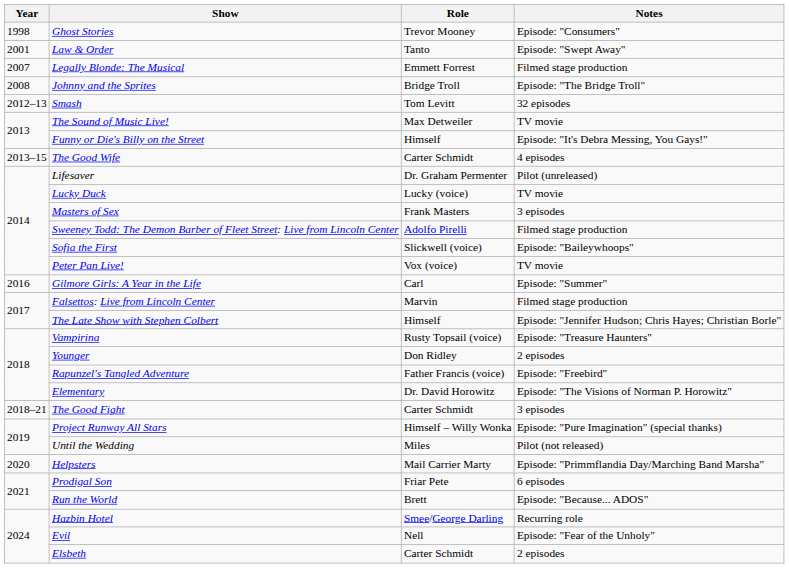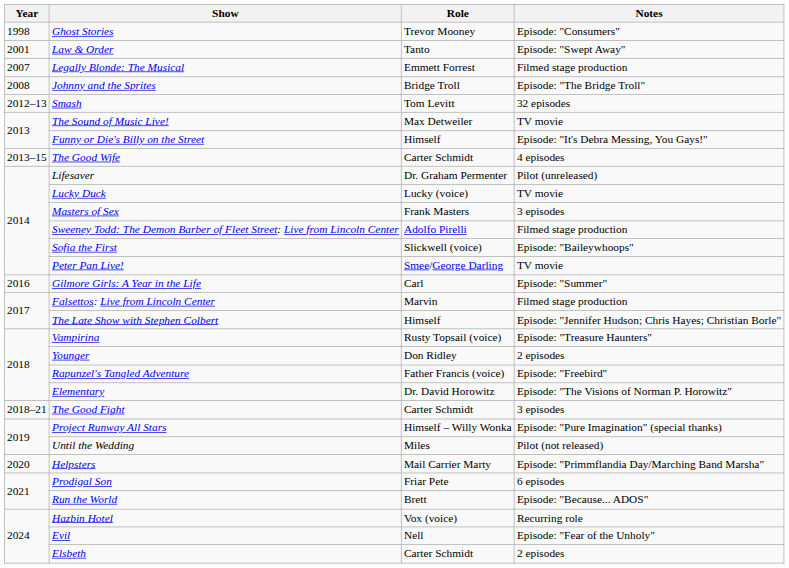(431, 265) Vox (voice) -> (454, 265) Smee/George Darling
(454, 517) Smee/George Darling -> (431, 517) Vox (voice)
